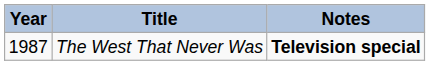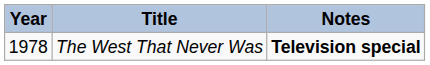(28, 47) 1987 -> (28, 47) 1978
